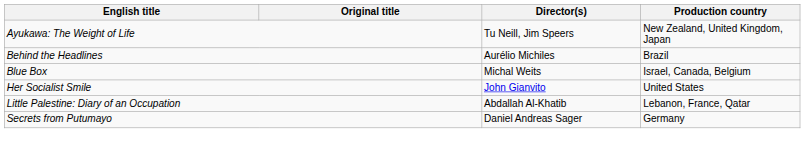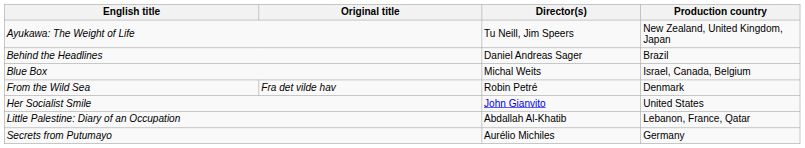(519, 55) Aurélio Michiles -> (533, 55) Daniel Andreas Sager
+ row: (48, 87)
(533, 119) Daniel Andreas Sager -> (519, 135) Aurélio Michiles
